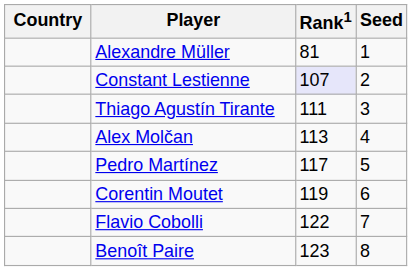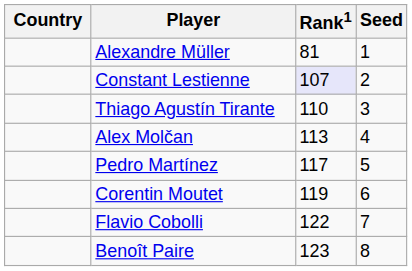(313, 108) 111 -> (314, 108) 110
